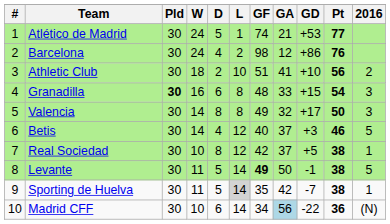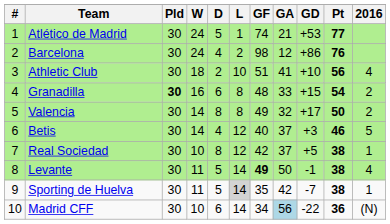(369, 72) 2 -> (369, 72) 4
(369, 92) 3 -> (369, 92) 2
(369, 111) 3 -> (369, 111) 2
(369, 170) 5 -> (369, 170) 4
